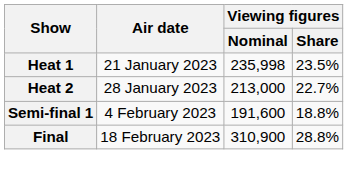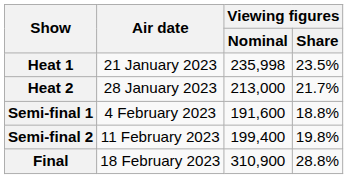(317, 88) 22.7% -> (317, 88) 21.7%
+ row: (51, 137)
